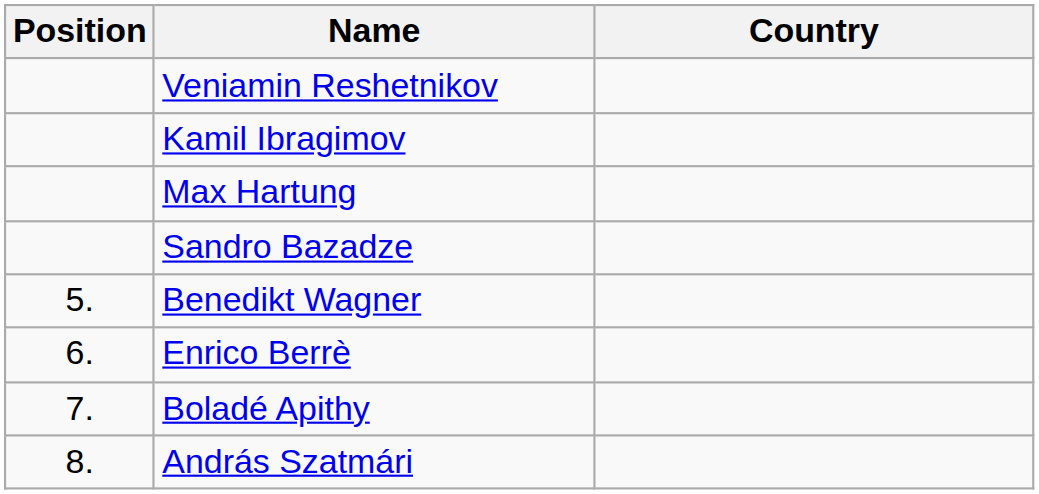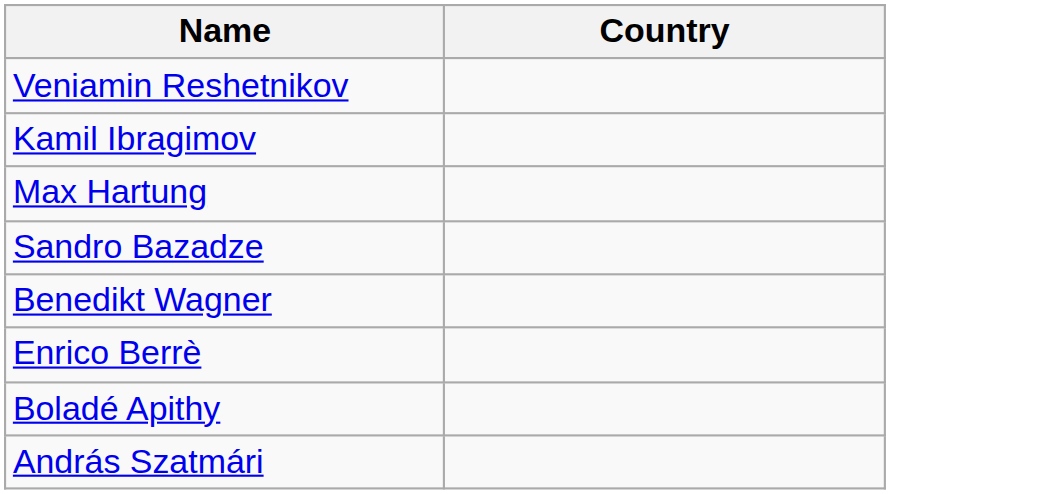- column: (80, 31)
